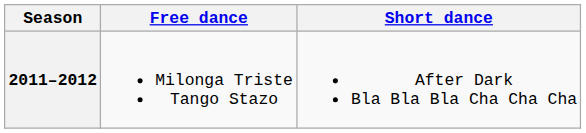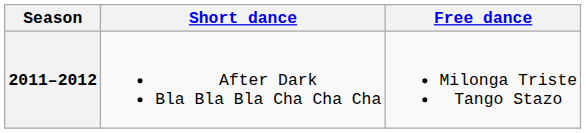columns swapped: (439, 18) <-> (199, 18)
